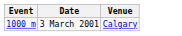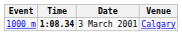+ column: (57, 11)
